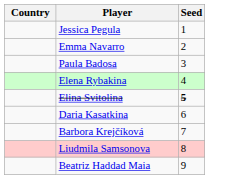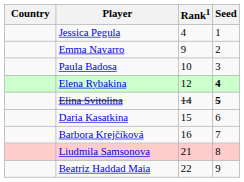+ column: (196, 14)
(184, 81) normal -> (218, 83) bold
